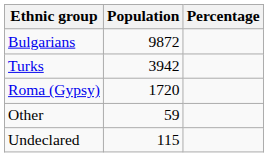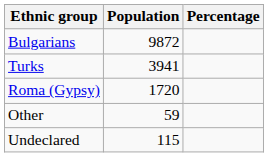(164, 66) 3942 -> (164, 66) 3941
